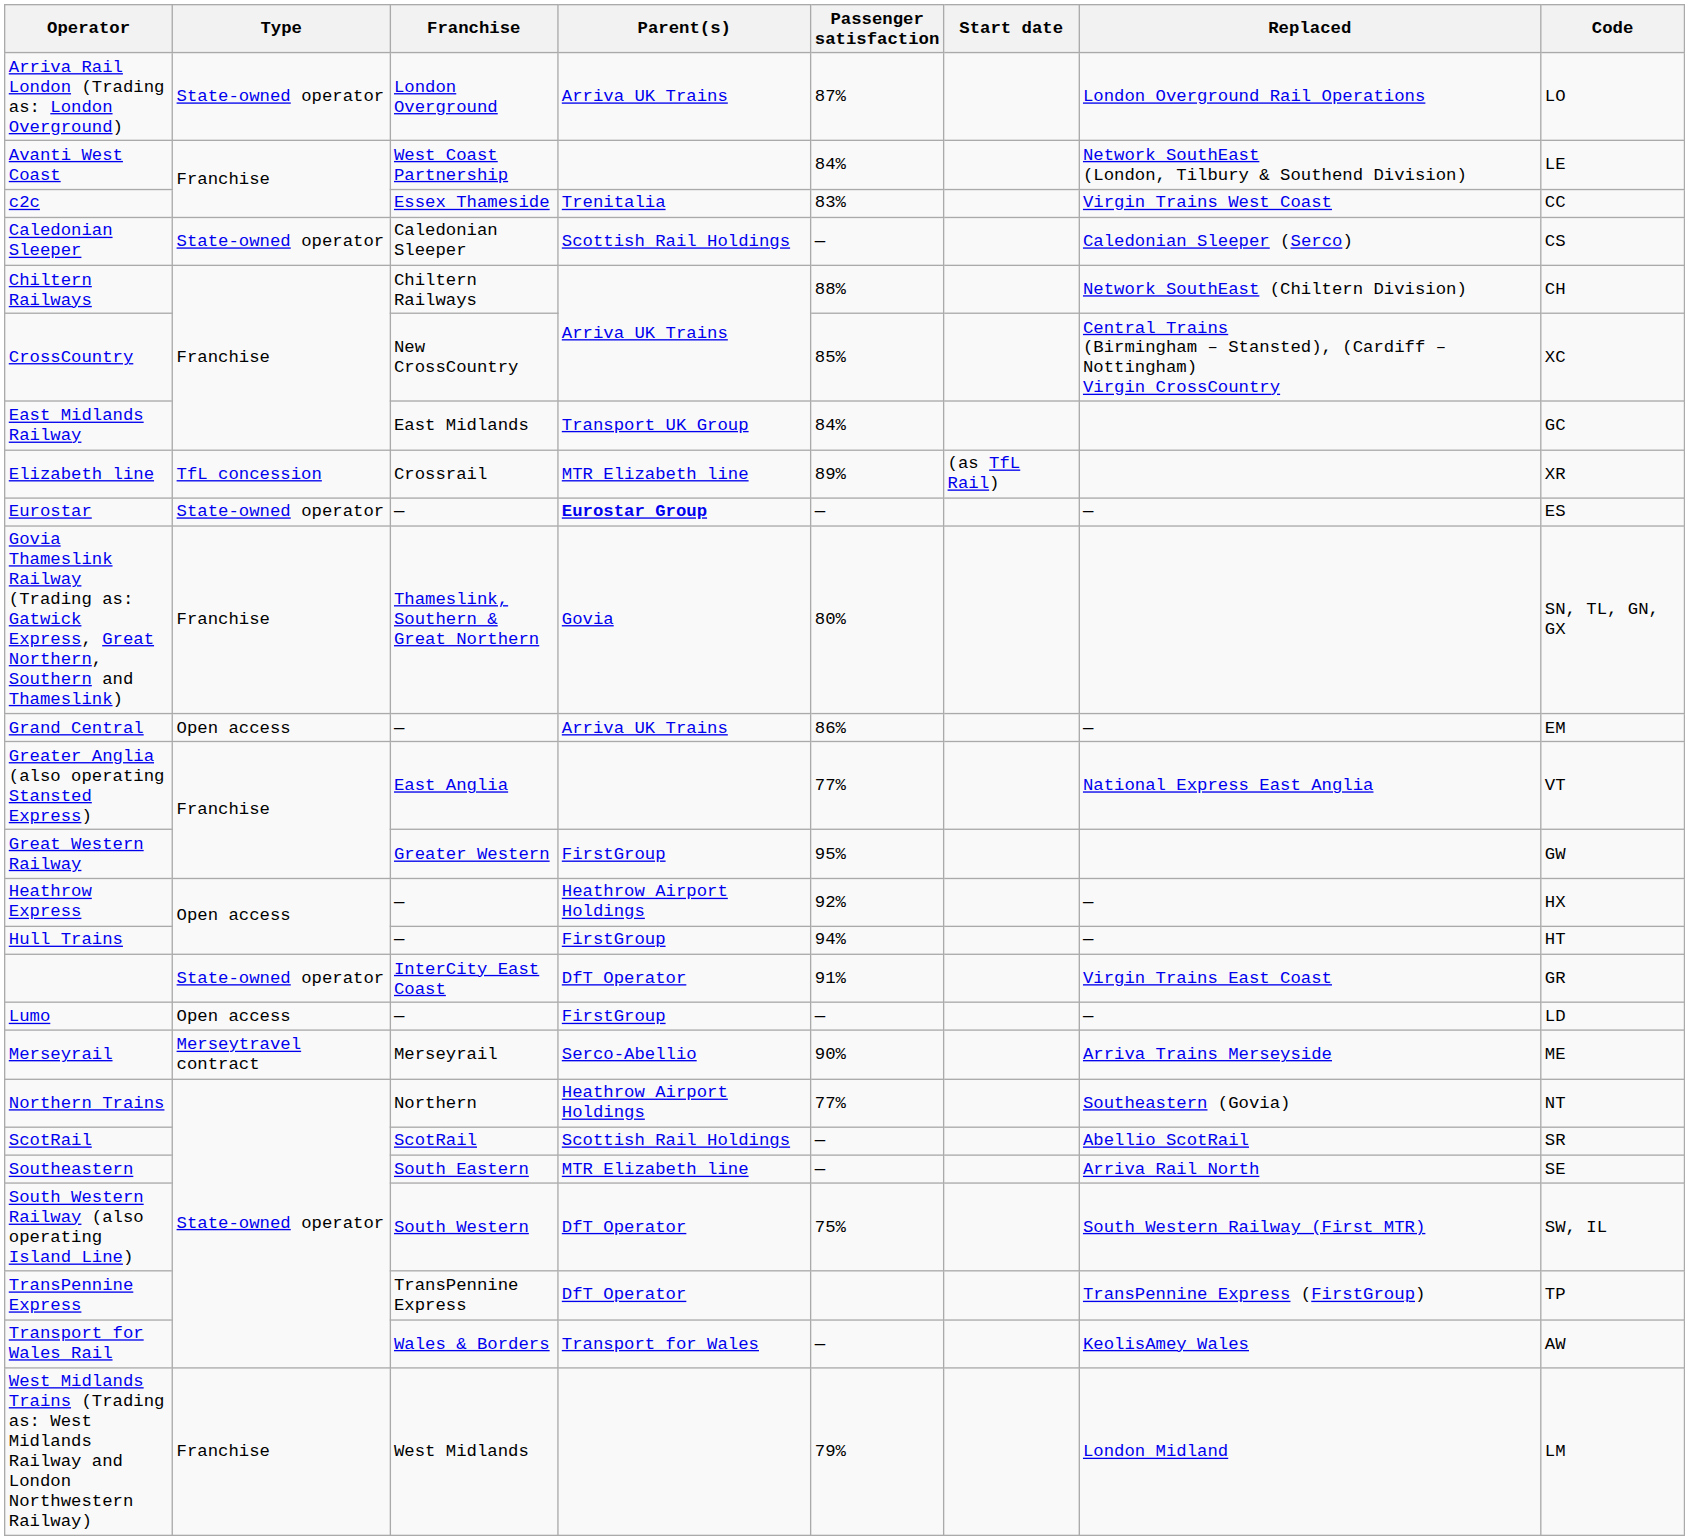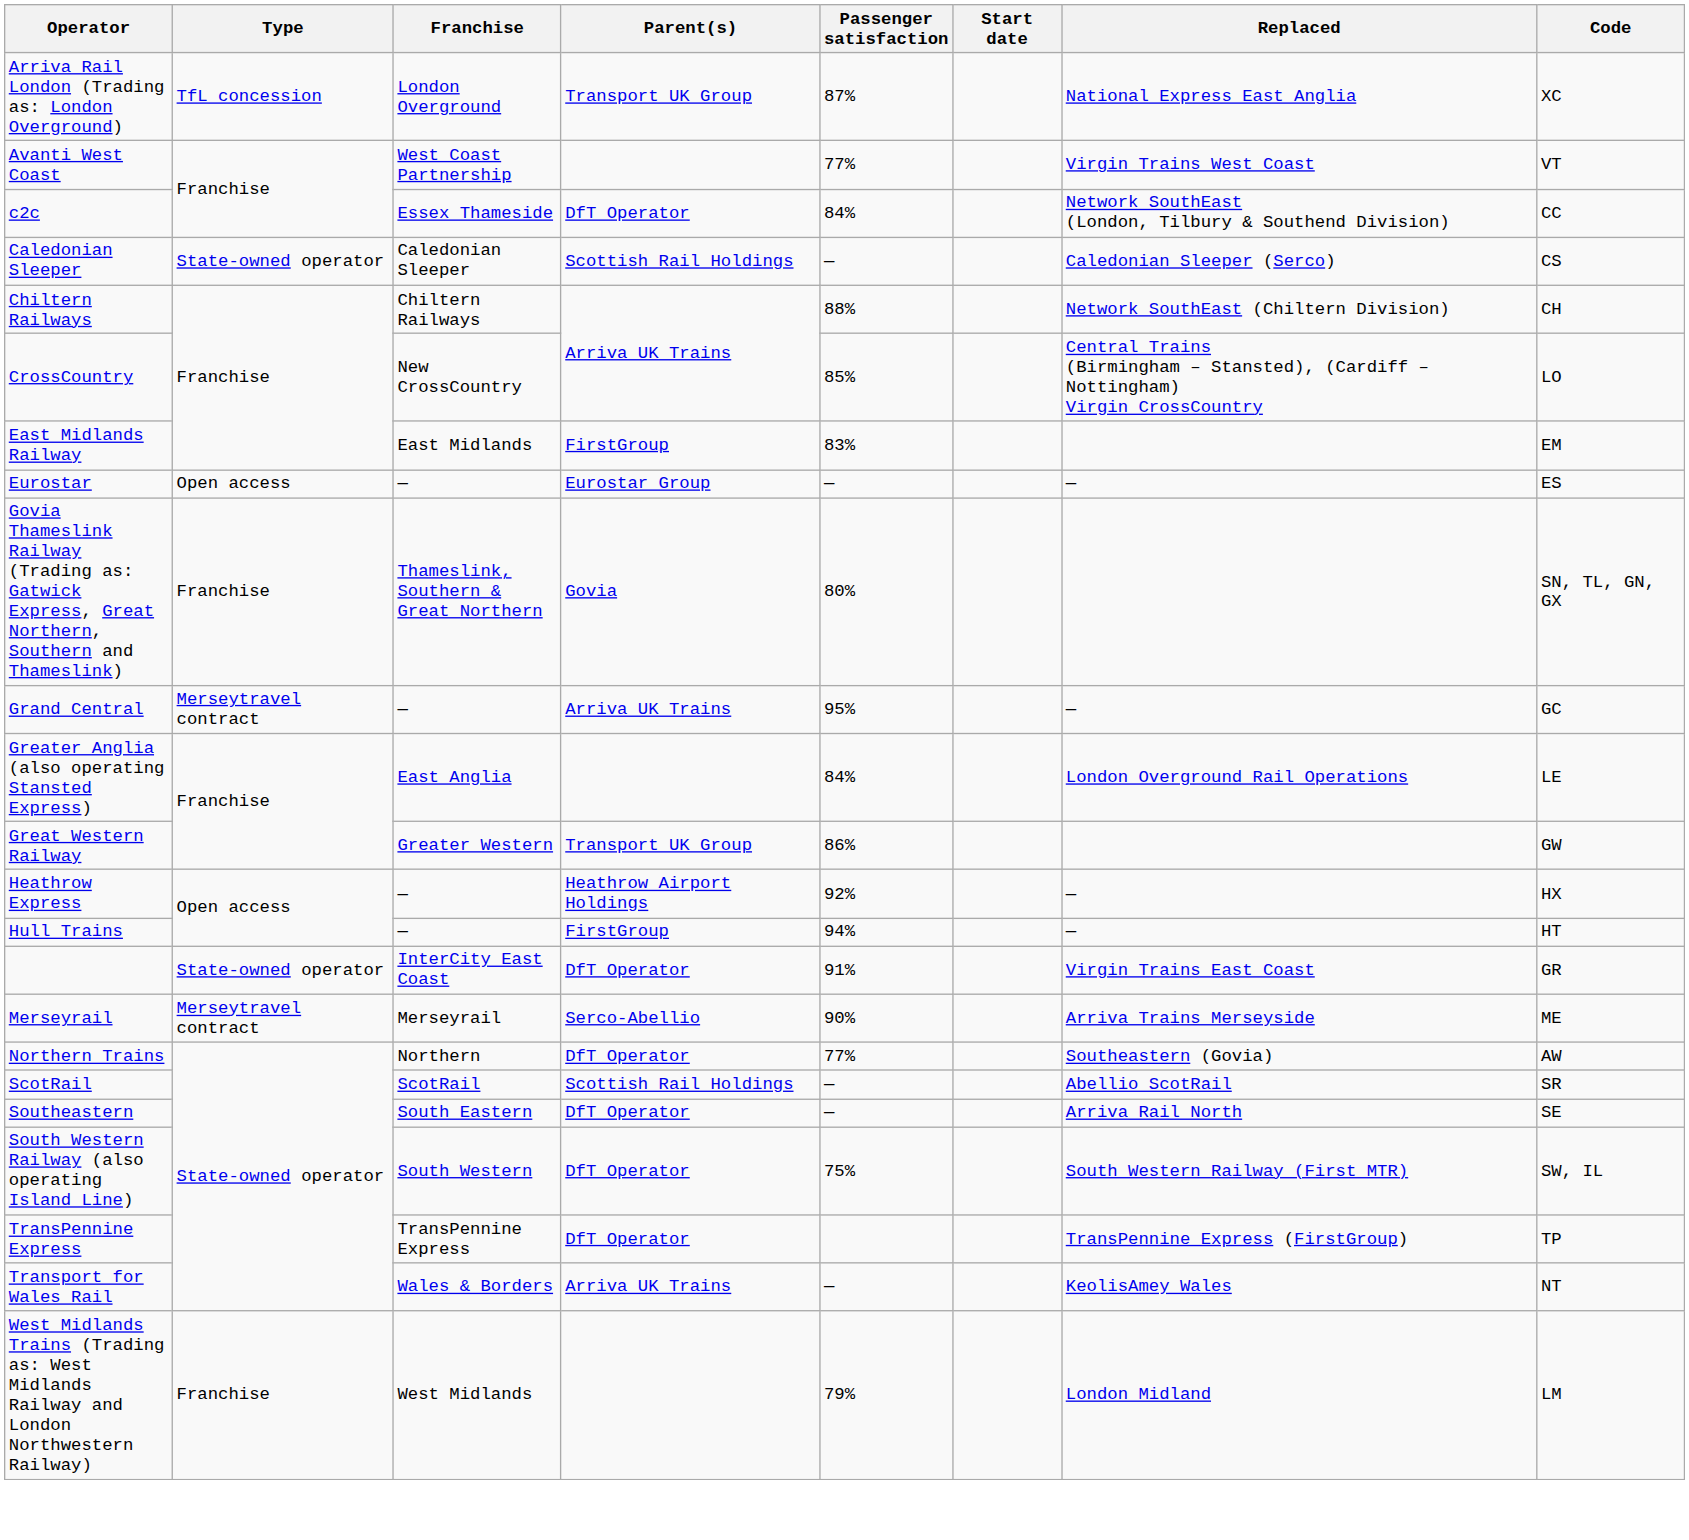(280, 97) State-owned operator -> (249, 97) TfL concession
(645, 97) Arriva UK Trains -> (659, 97) Transport UK Group
(1254, 97) London Overground Rail Operations -> (1211, 97) National Express East Anglia
(1555, 97) LO -> (1551, 97) XC
(830, 165) 84% -> (840, 165) 77%
(1275, 165) Network SouthEast (London, Tilbury & Southend Division) -> (1190, 165) Virgin Trains West Coast
(1555, 165) LE -> (1551, 165) VT
(614, 203) Trenitalia -> (627, 213) DfT Operator
(830, 203) 83% -> (840, 213) 84%
(1207, 203) Virgin Trains West Coast -> (1258, 213) Network SouthEast (London, Tilbury & Southend Division)
(1555, 357) XC -> (1551, 377) LO
(655, 425) Transport UK Group -> (617, 445) FirstGroup
(830, 425) 84% -> (840, 445) 83%
(1555, 425) GC -> (1551, 445) EM
- row: (81, 474)
(280, 512) State-owned operator -> (234, 484) Open access
(634, 512) bold -> (638, 484) normal
(234, 728) Open access -> (239, 710) Merseytravel contract
(830, 728) 86% -> (840, 710) 95%
(1555, 728) EM -> (1551, 710) GC
(830, 786) 77% -> (840, 778) 84%
(1228, 786) National Express East Anglia -> (1237, 778) London Overground Rail Operations
(1555, 786) VT -> (1551, 778) LE
(614, 854) FirstGroup -> (659, 846) Transport UK Group
(830, 854) 95% -> (840, 846) 86%
- row: (30, 1017)
(645, 1103) Heathrow Airport Holdings -> (627, 1056) DfT Operator
(1555, 1103) NT -> (1551, 1056) AW
(655, 1169) MTR Elizabeth line -> (627, 1113) DfT Operator
(660, 1343) Transport for Wales -> (648, 1287) Arriva UK Trains
(1555, 1343) AW -> (1551, 1287) NT
